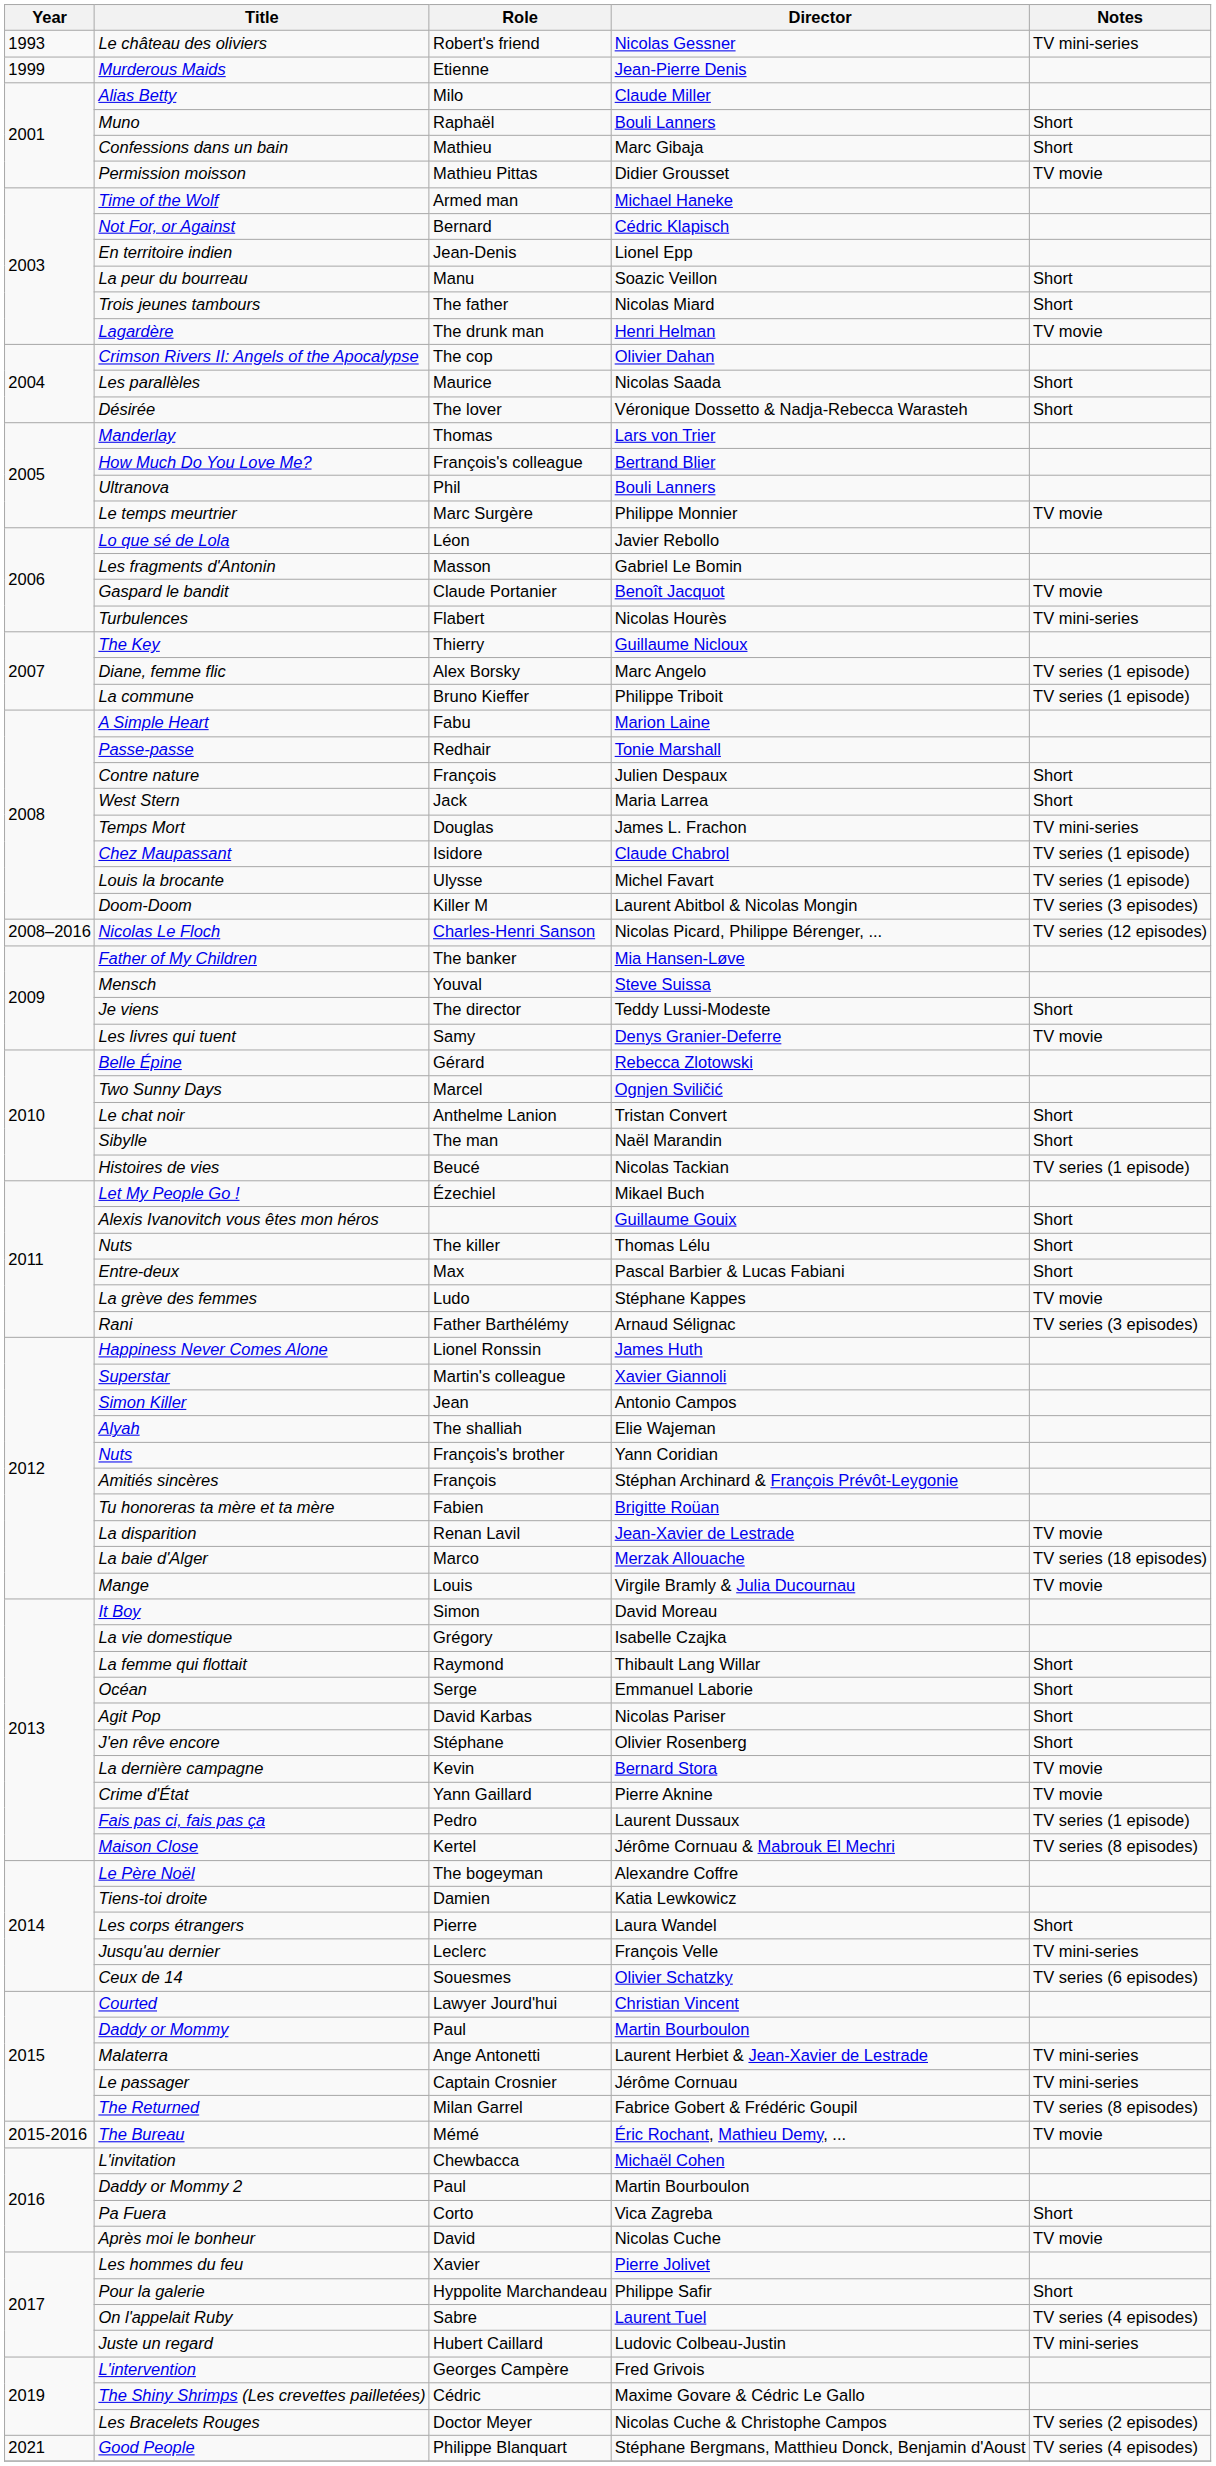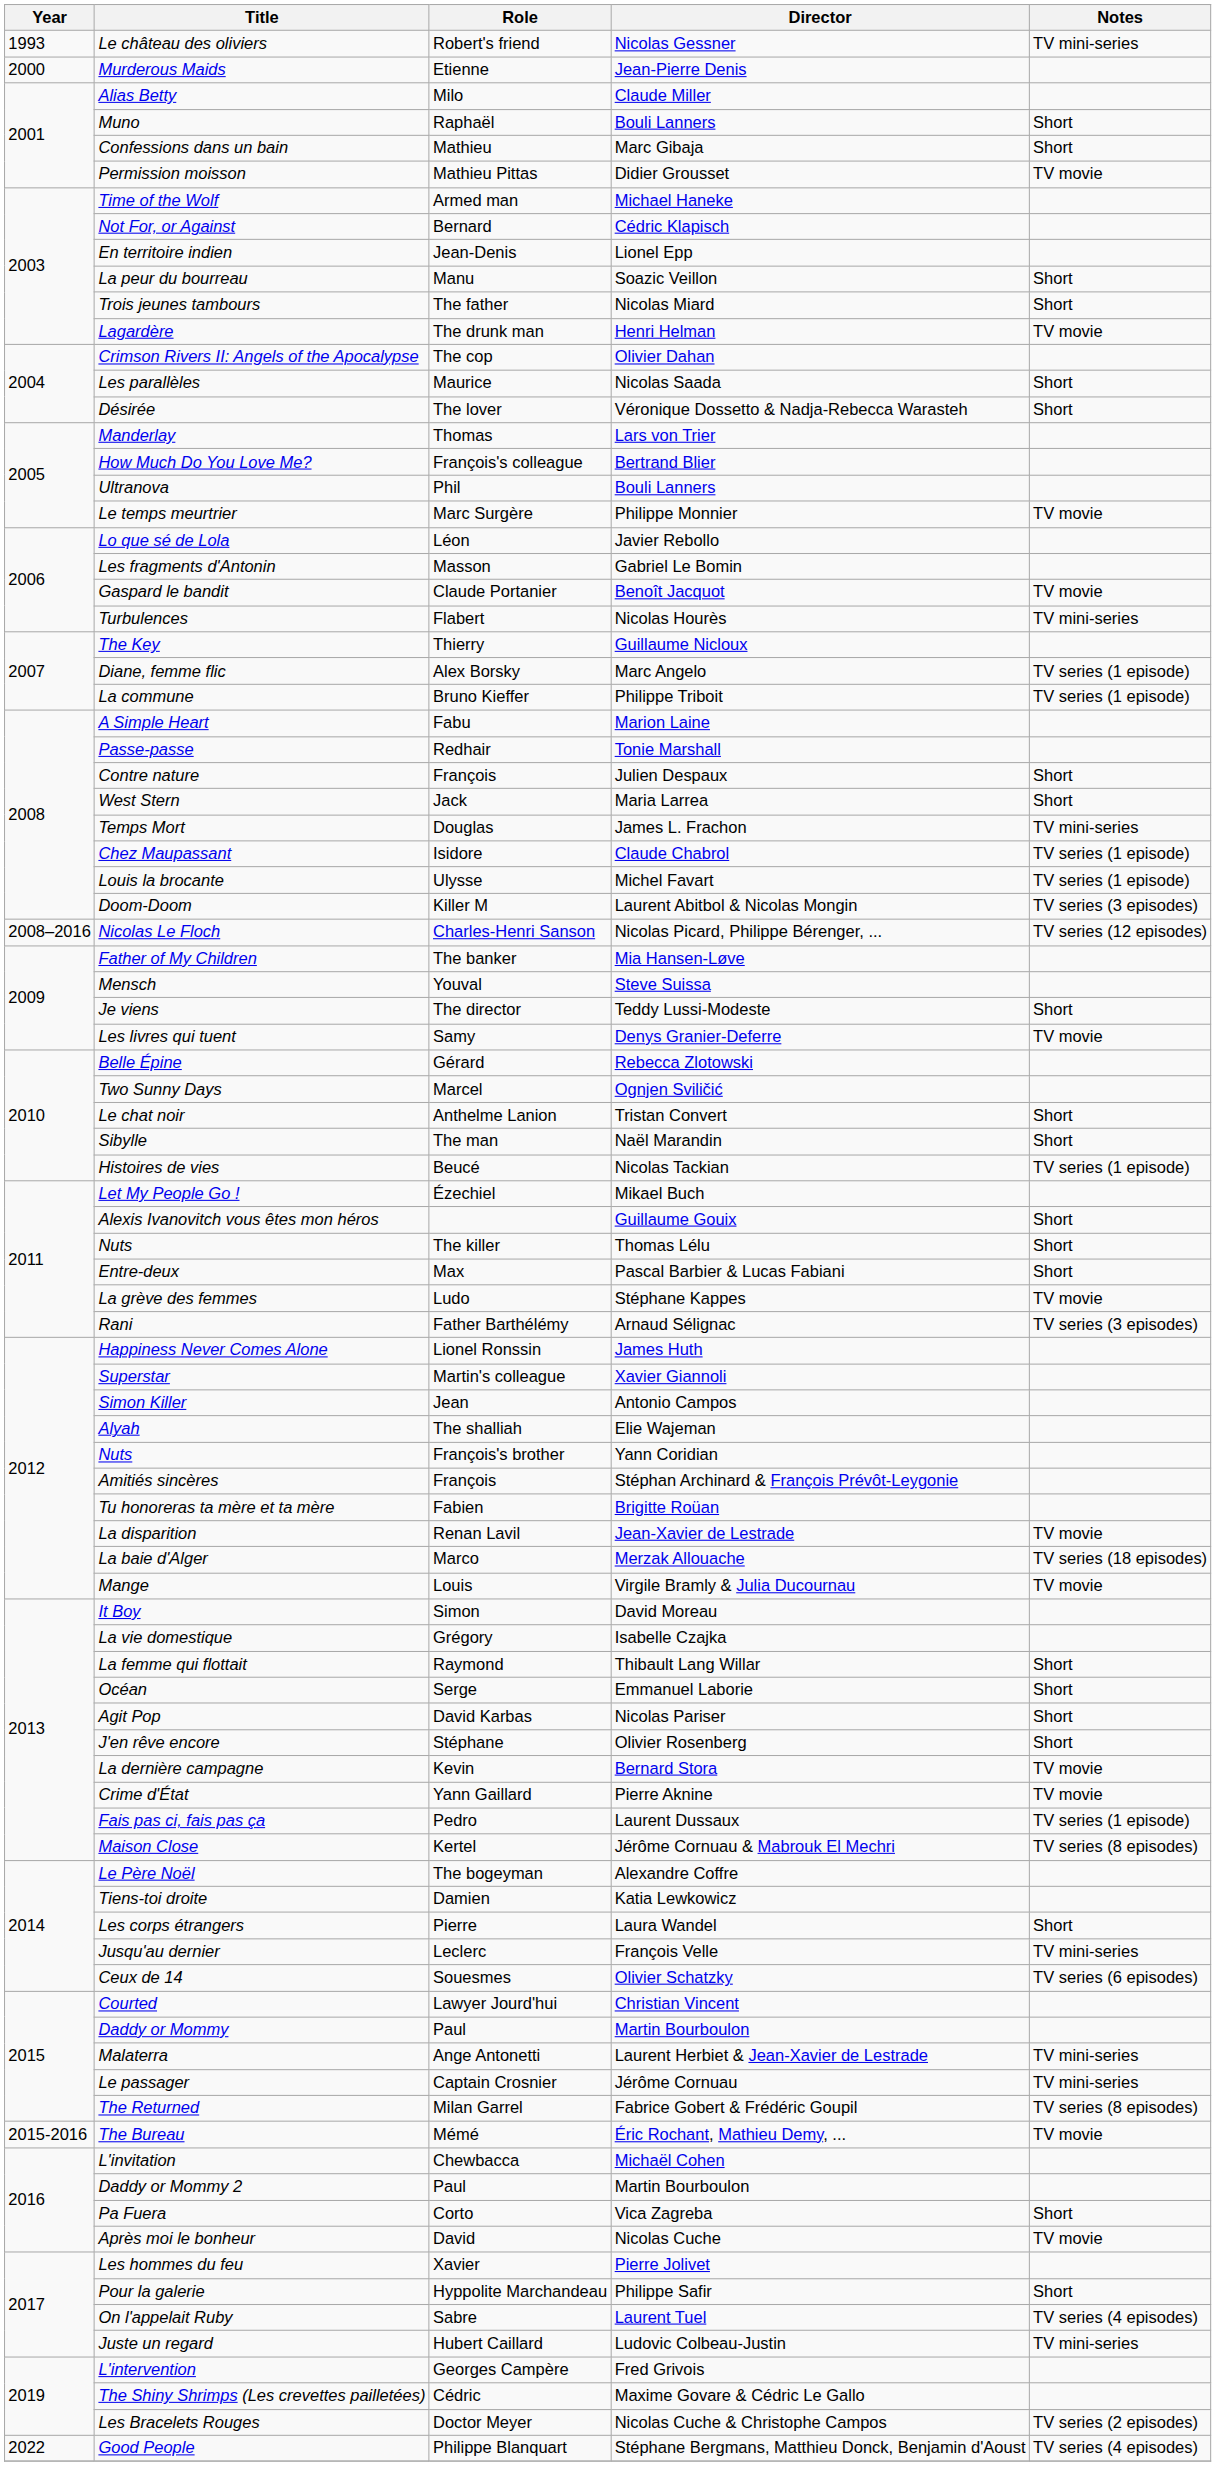(27, 69) 1999 -> (27, 69) 2000
(27, 2448) 2021 -> (27, 2448) 2022
